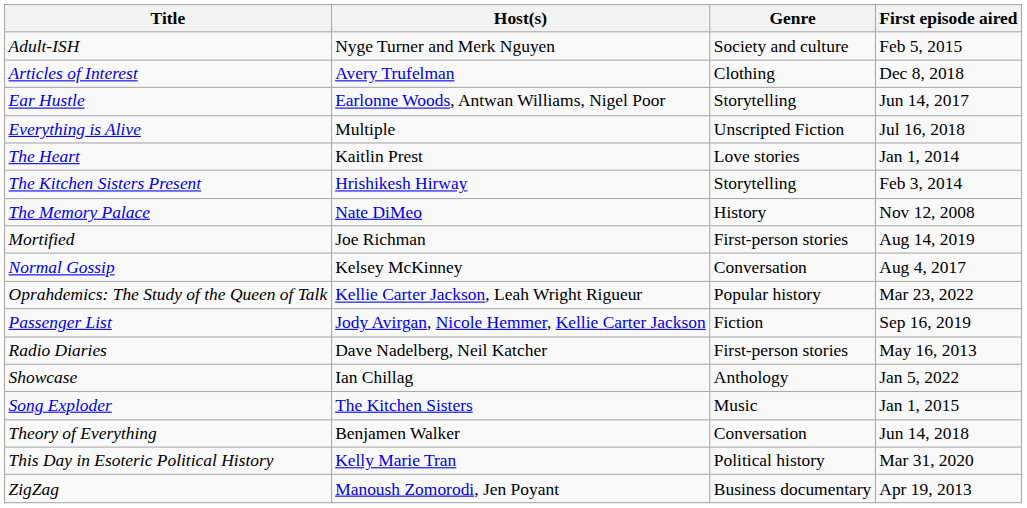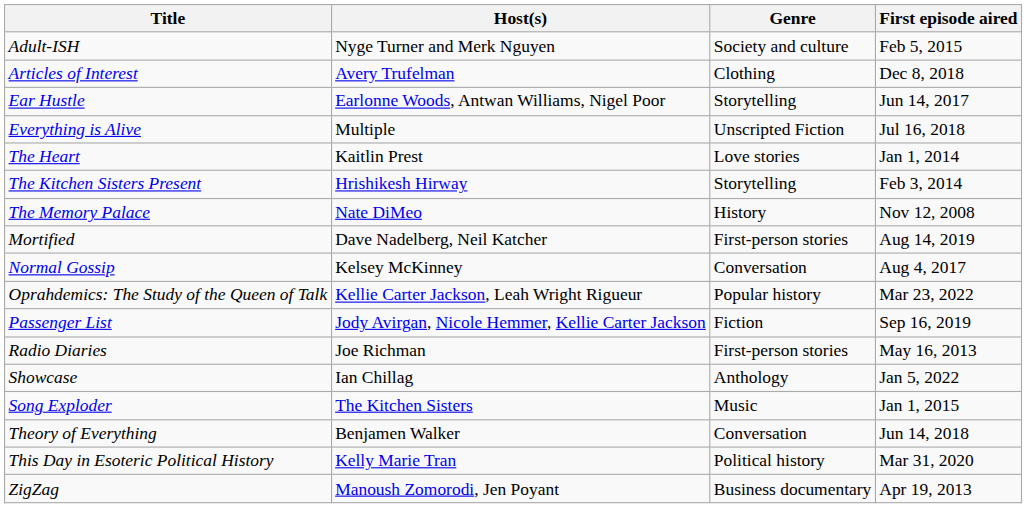(380, 239) Joe Richman -> (441, 239) Dave Nadelberg, Neil Katcher
(441, 350) Dave Nadelberg, Neil Katcher -> (380, 350) Joe Richman
